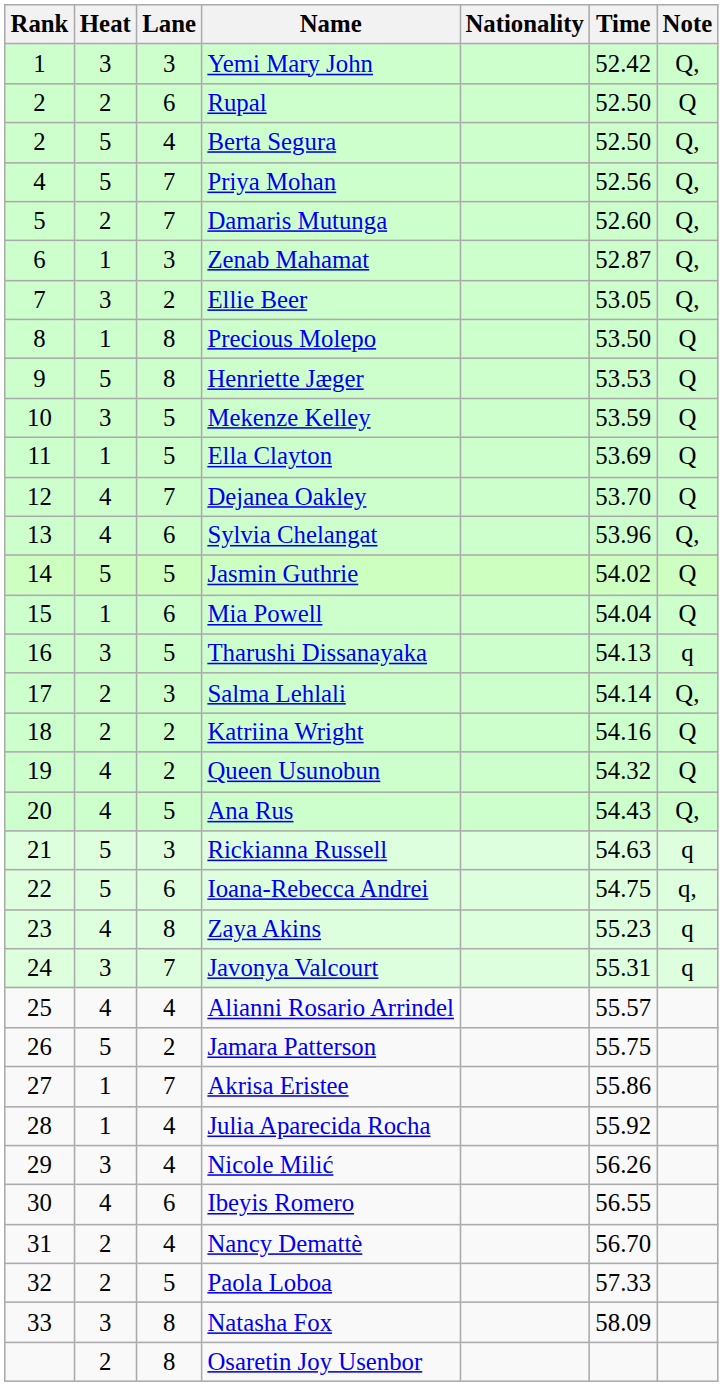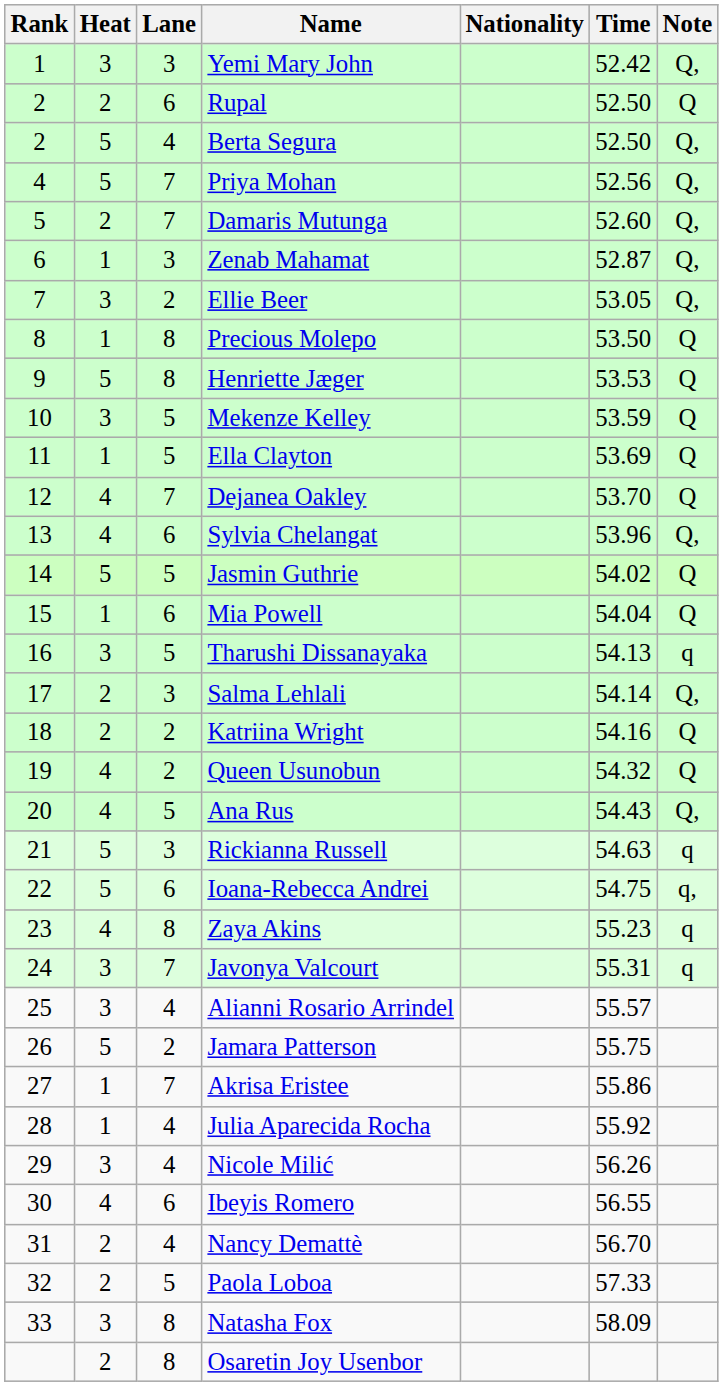(105, 1007) 4 -> (105, 1007) 3
